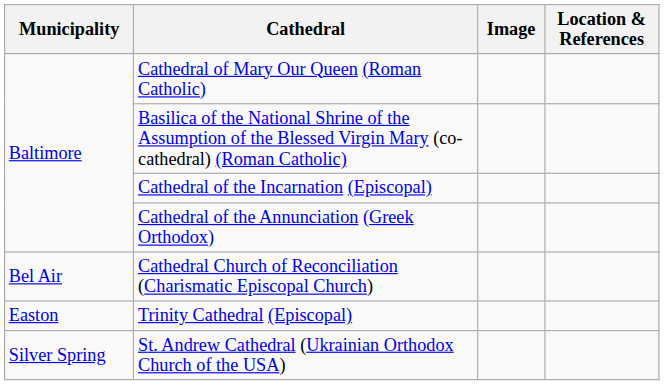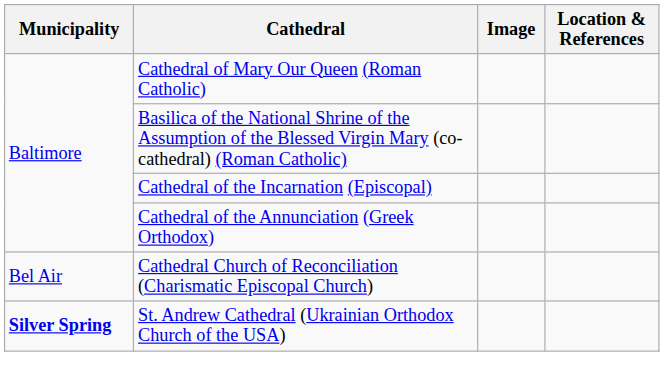- row: (245, 315)
(57, 354) normal -> (60, 325) bold
